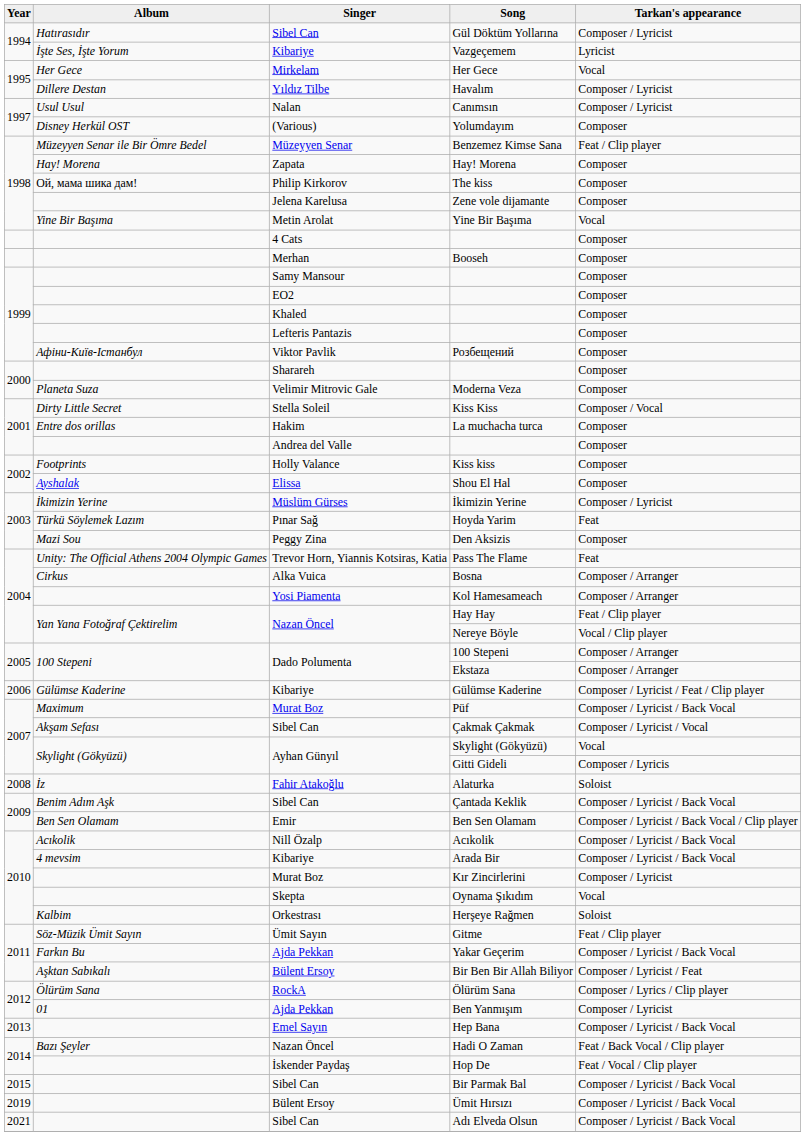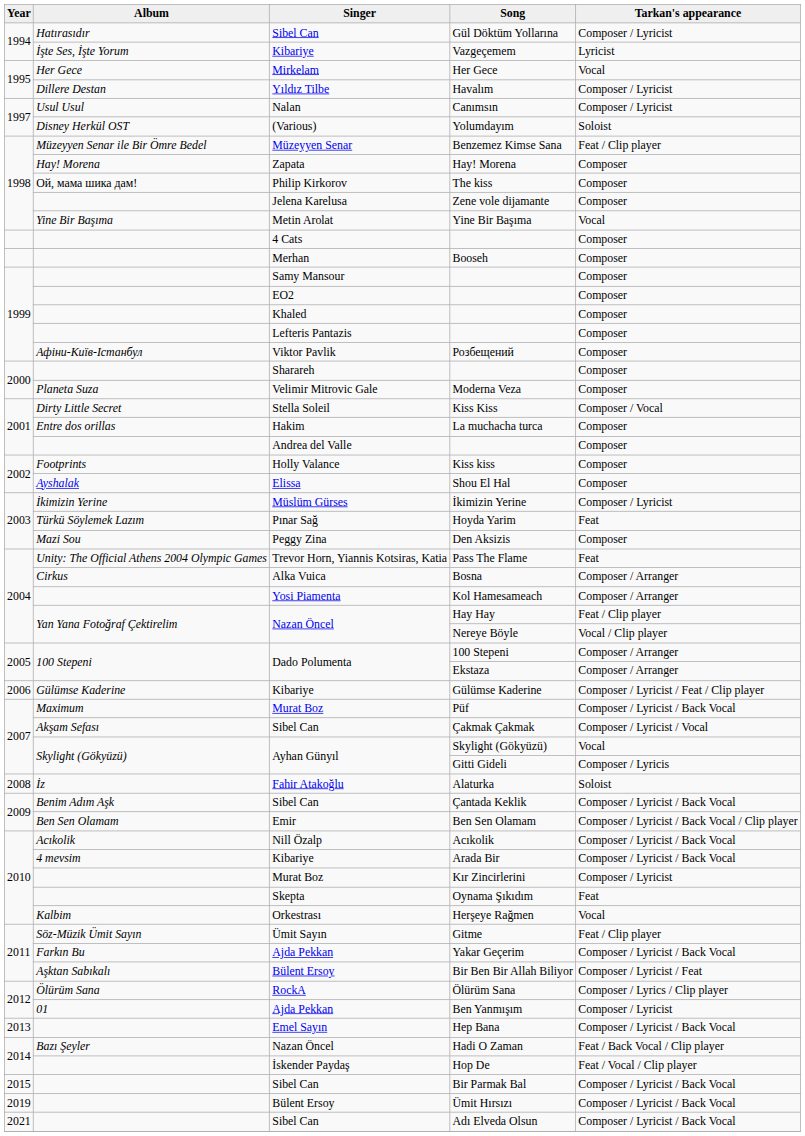(603, 126) Composer -> (595, 126) Soloist
(592, 896) Vocal -> (589, 896) Feat
(595, 915) Soloist -> (592, 915) Vocal
